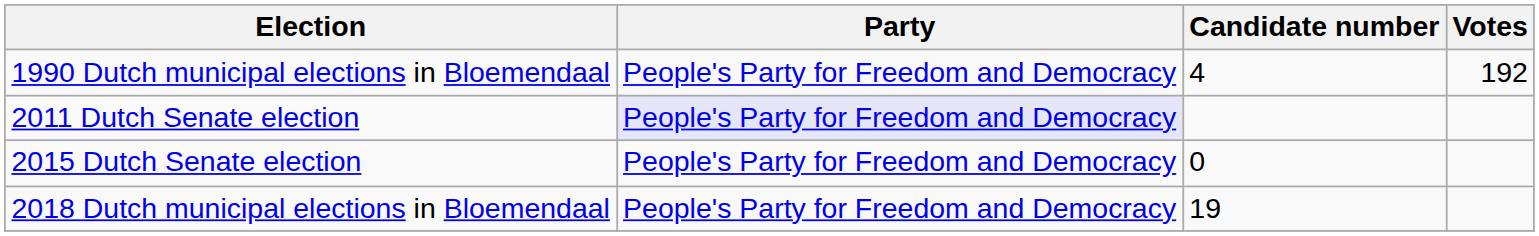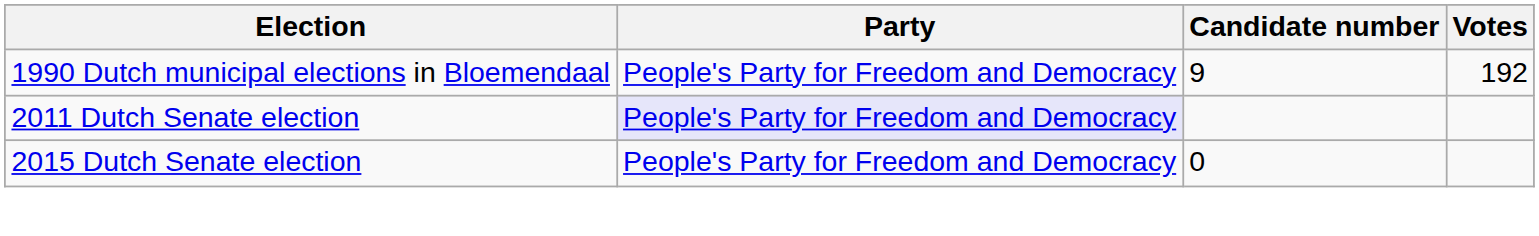(1197, 72) 4 -> (1197, 72) 9
- row: (311, 207)
